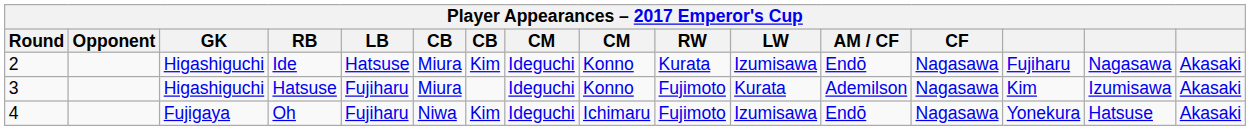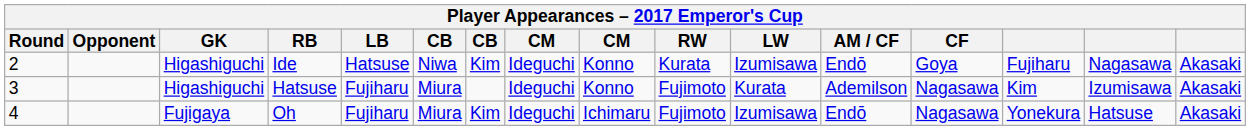(440, 65) Miura -> (437, 65) Niwa
(957, 65) Nagasawa -> (937, 65) Goya
(437, 113) Niwa -> (440, 113) Miura
